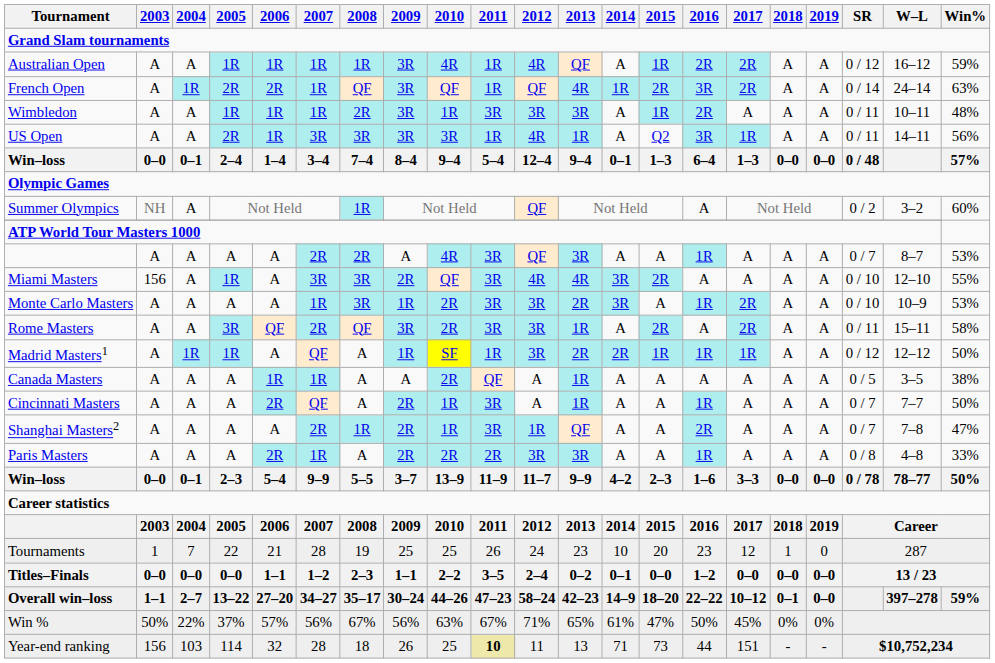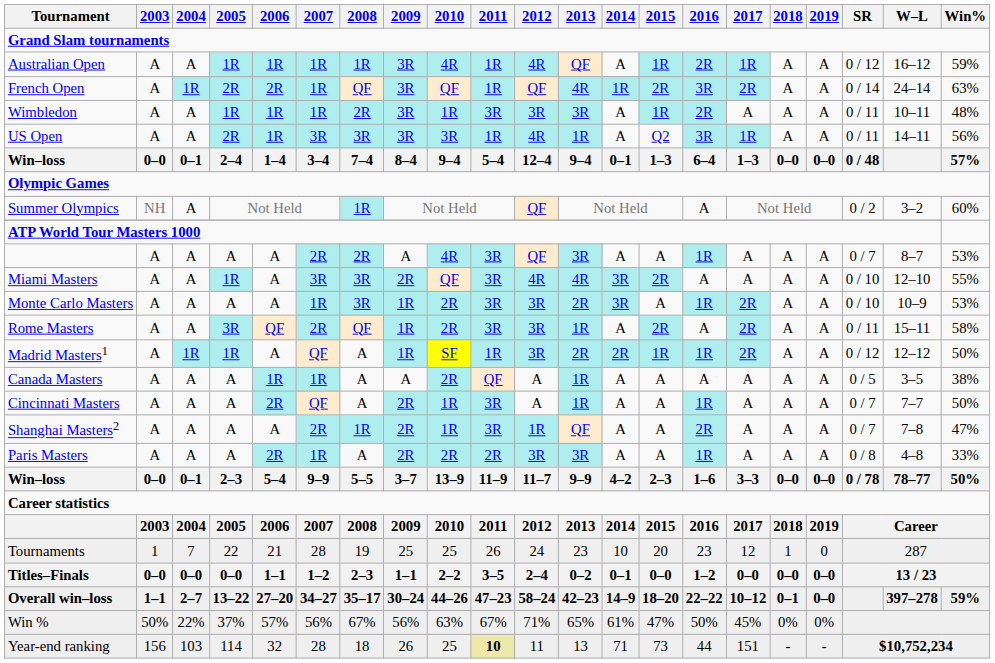(748, 63) 2R -> (748, 63) 1R
(155, 279) 156 -> (155, 279) A
(406, 327) 3R -> (406, 327) 1R
(748, 352) 1R -> (748, 352) 2R
